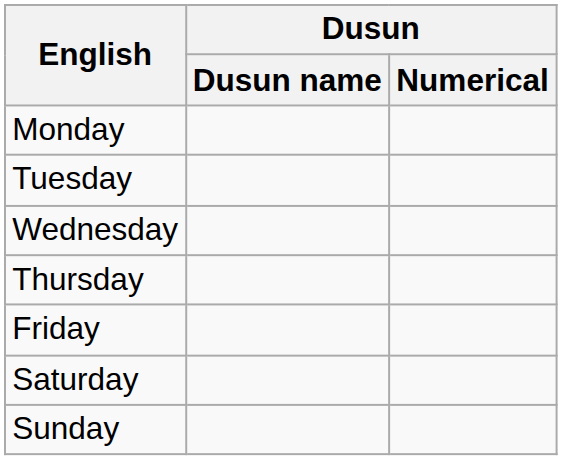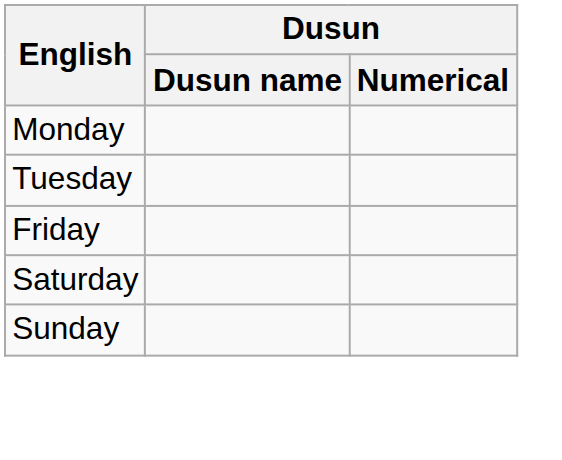- row: (95, 229)
- row: (78, 279)
